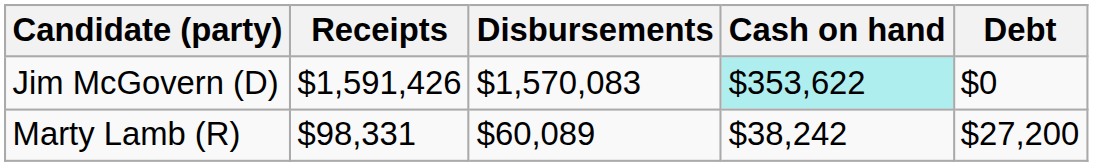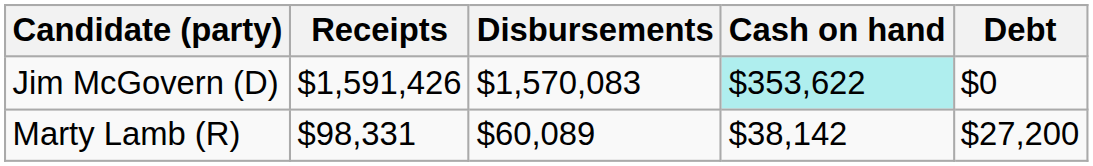(788, 134) $38,242 -> (788, 134) $38,142
